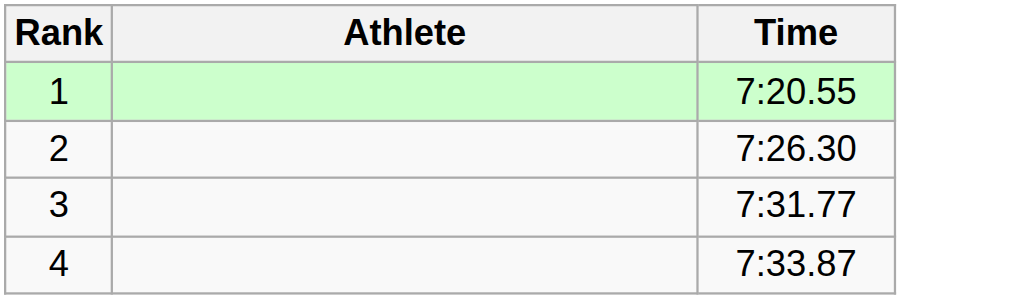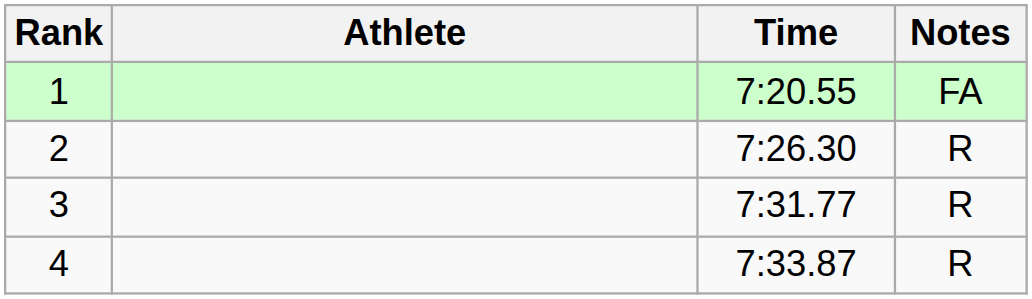+ column: (960, 33)
